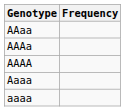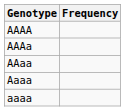rows swapped: (19, 64) <-> (19, 30)
